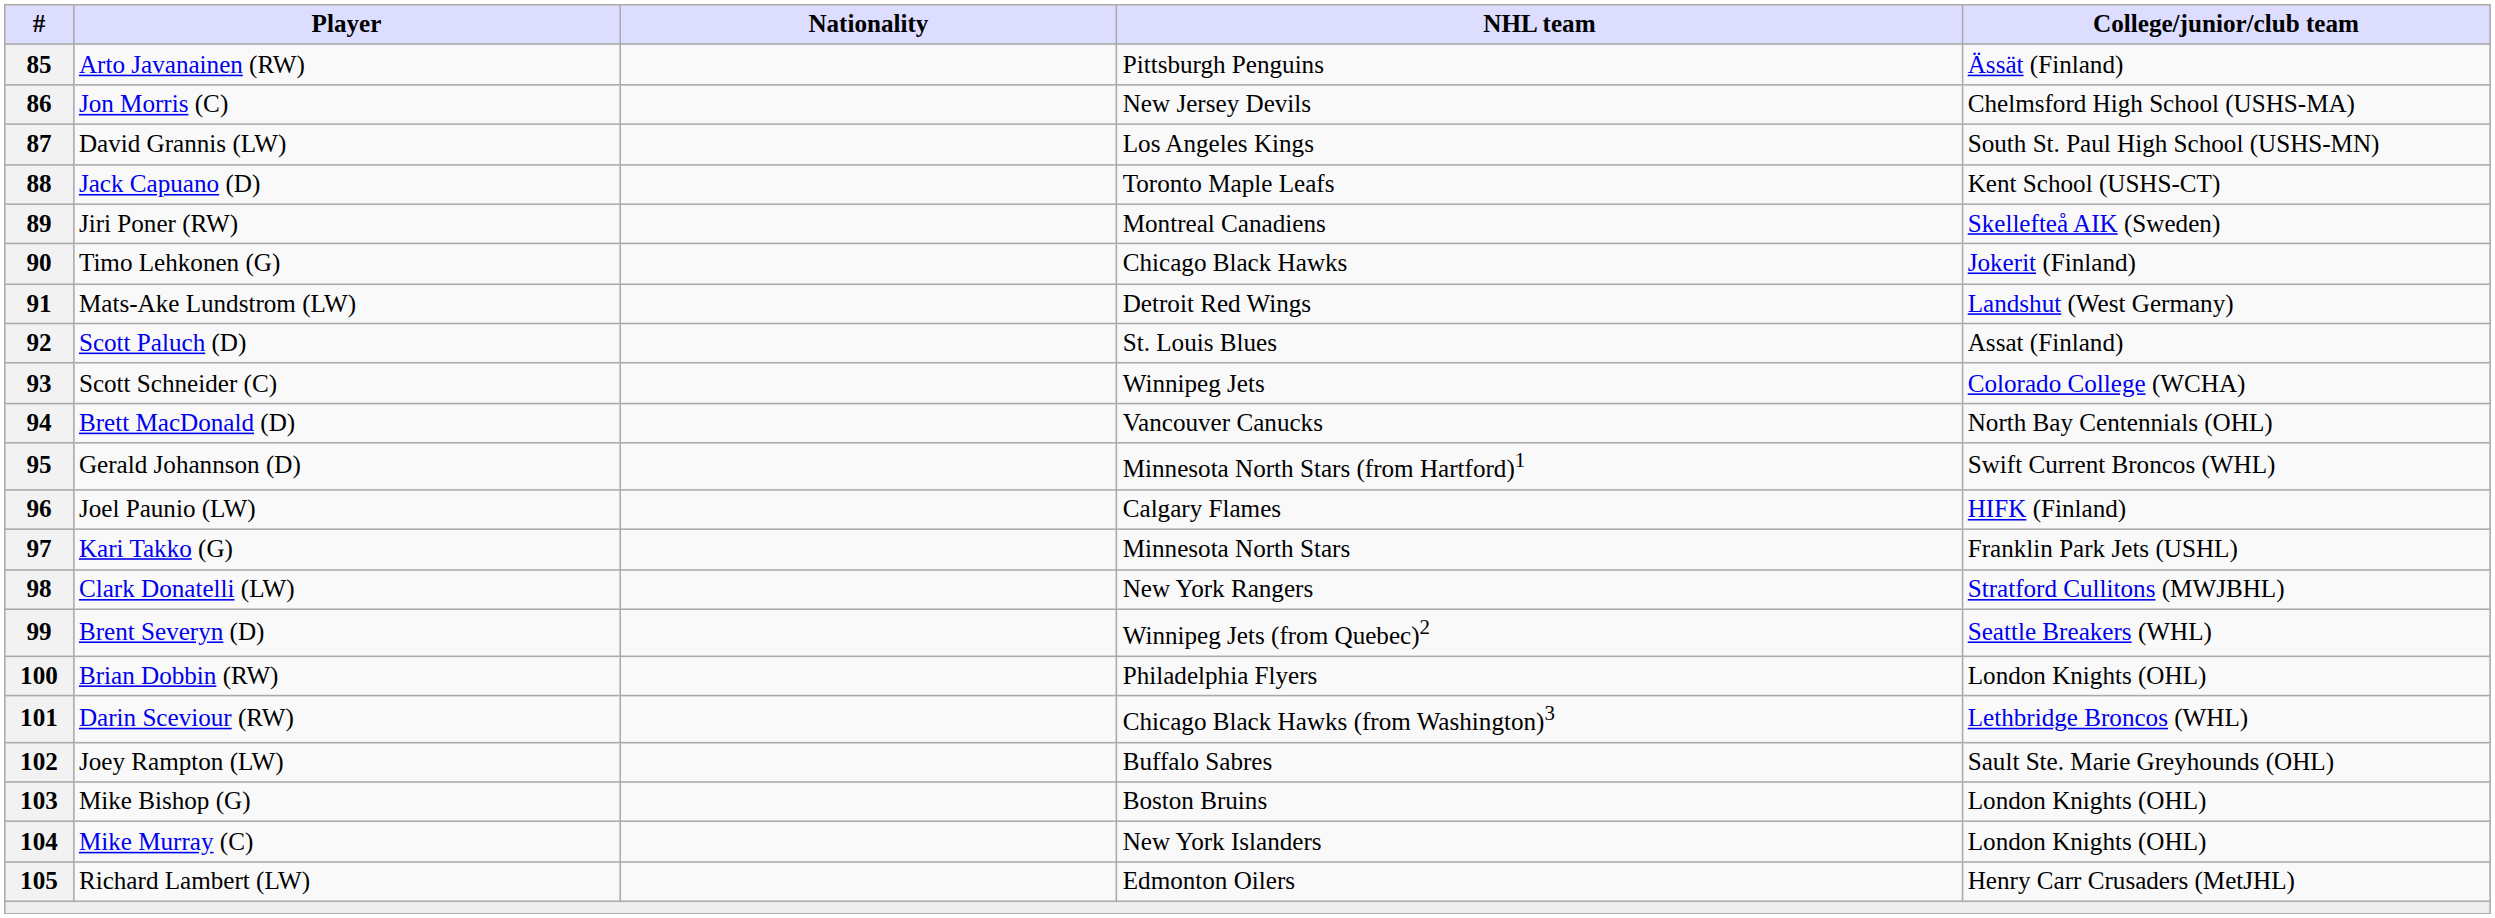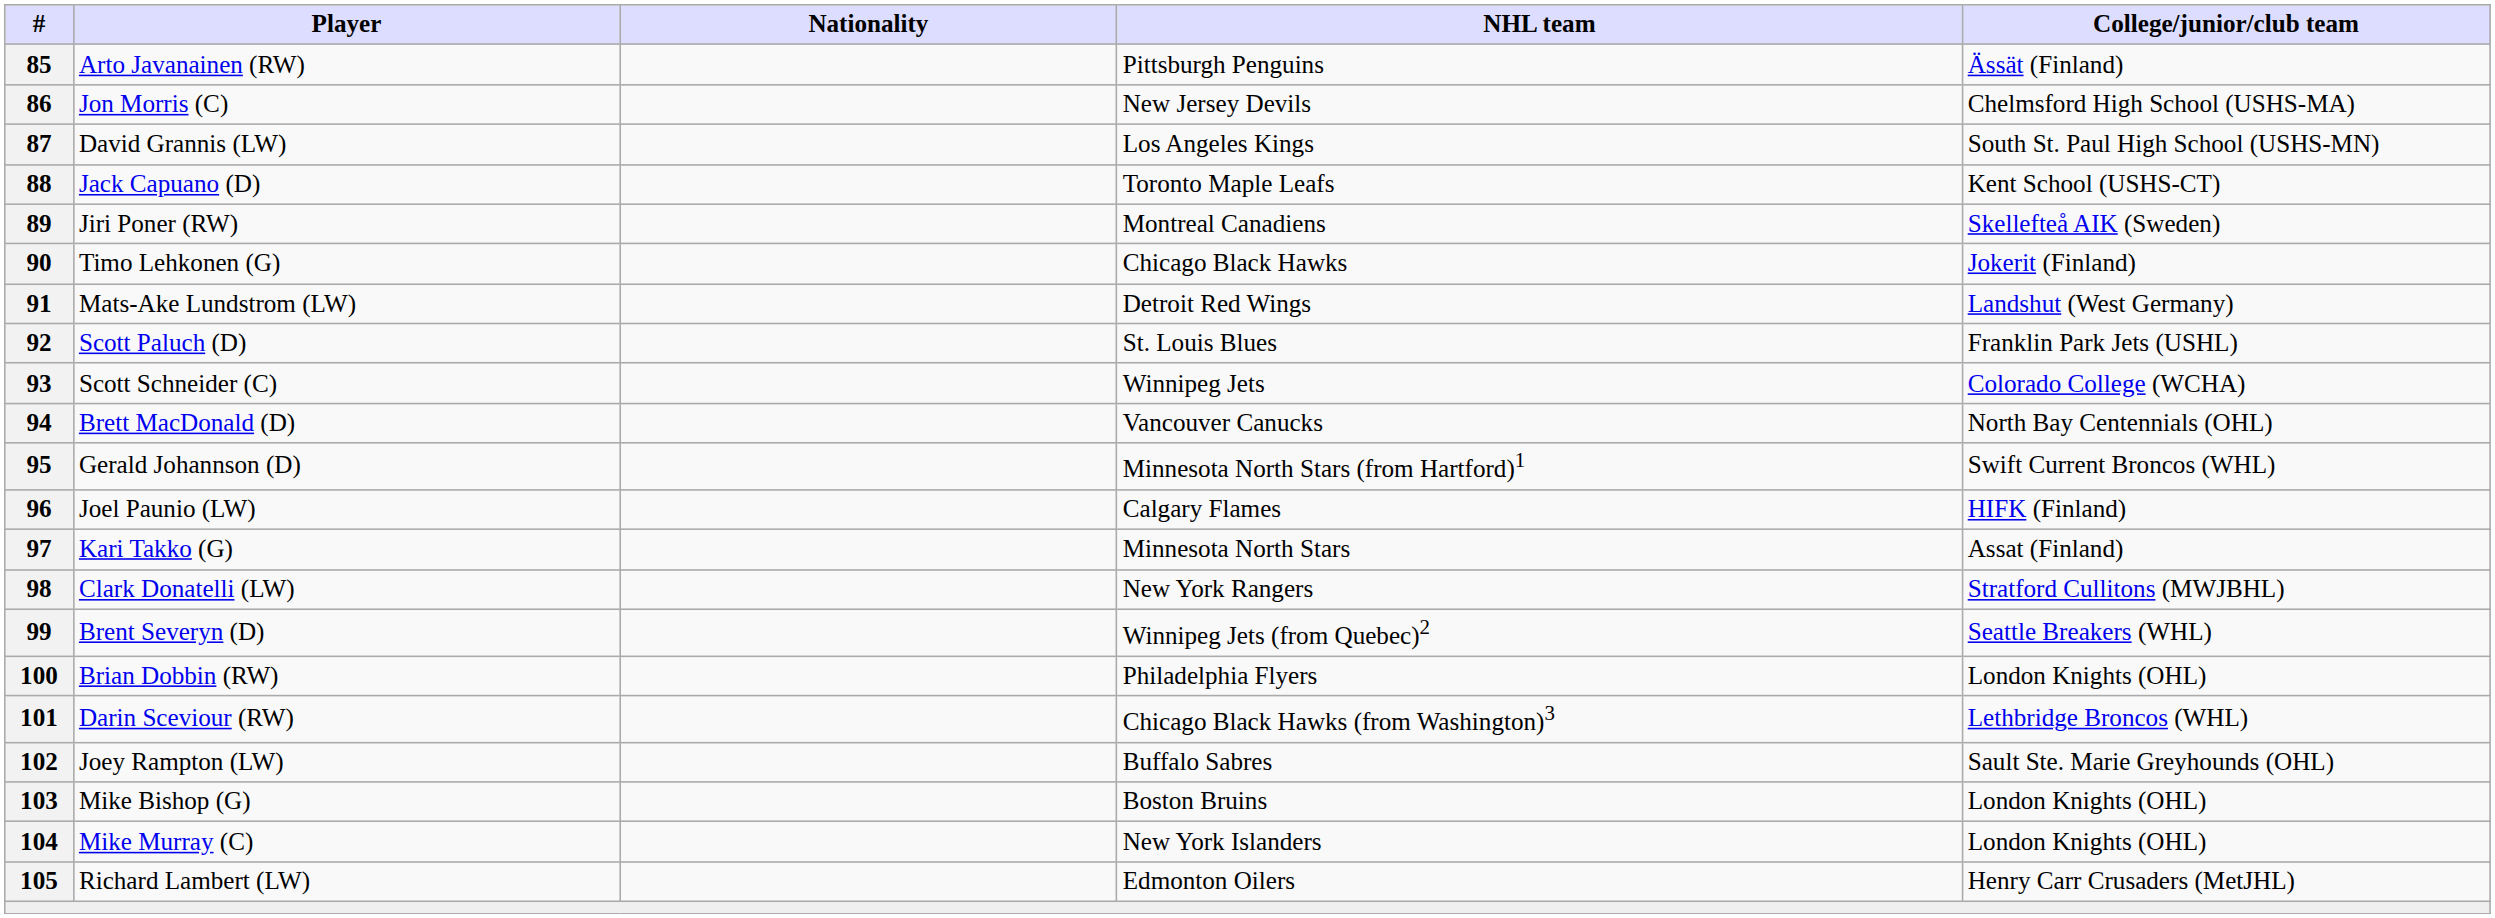(2046, 343) Assat (Finland) -> (2103, 343) Franklin Park Jets (USHL)
(2103, 549) Franklin Park Jets (USHL) -> (2046, 549) Assat (Finland)
